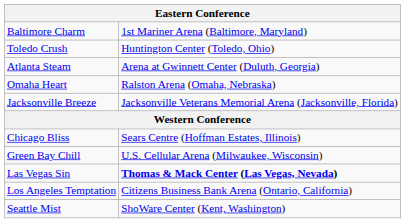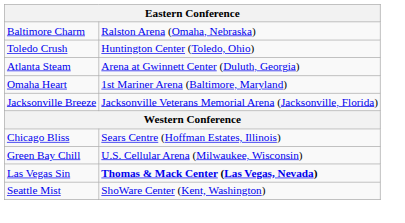(214, 31) 1st Mariner Arena (Baltimore, Maryland) -> (178, 31) Ralston Arena (Omaha, Nebraska)
(198, 84) Ralston Arena (Omaha, Nebraska) -> (194, 84) 1st Mariner Arena (Baltimore, Maryland)
- row: (61, 191)
